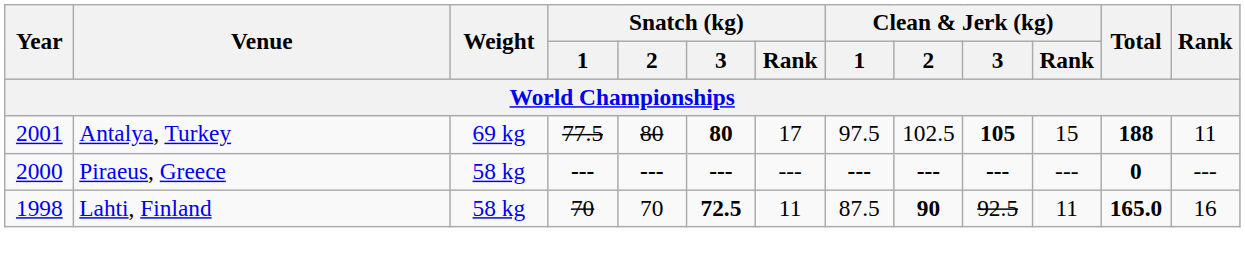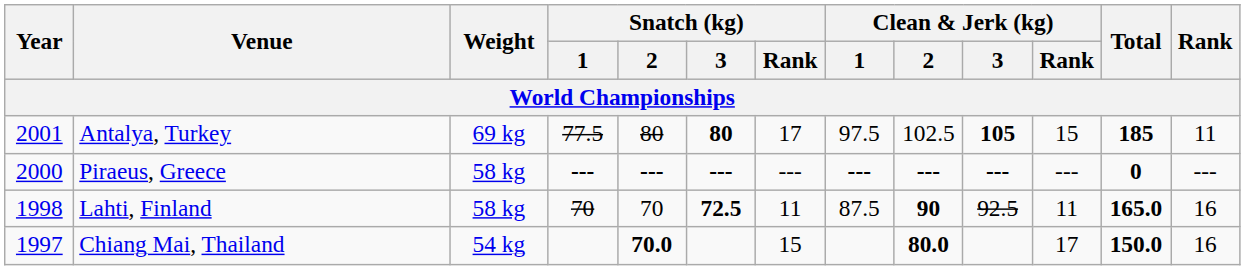(1136, 134) 188 -> (1136, 134) 185
+ row: (182, 245)
